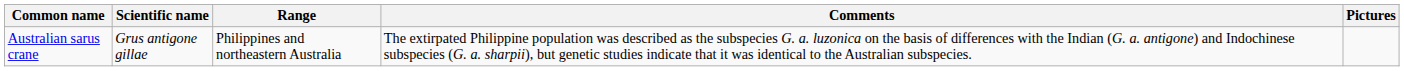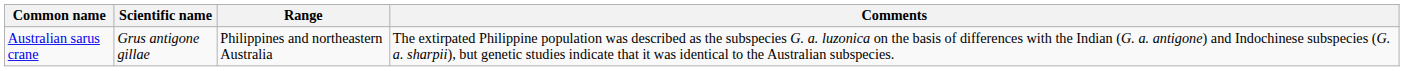- column: (1371, 15)
